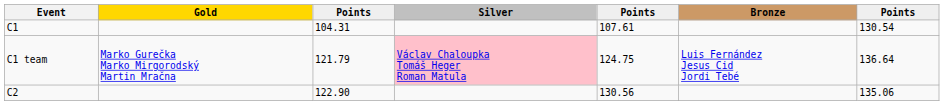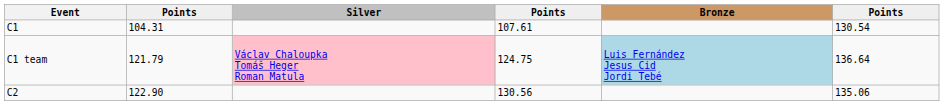- column: (205, 12)
(722, 66) no background -> (644, 66) lightblue background
